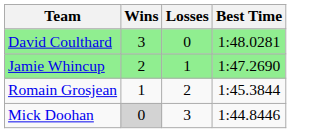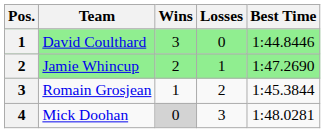+ column: (22, 16)
(249, 41) 1:48.0281 -> (283, 41) 1:44.8446
(249, 115) 1:44.8446 -> (283, 115) 1:48.0281
